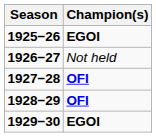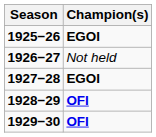(78, 79) OFI -> (83, 79) EGOI
(83, 121) EGOI -> (78, 121) OFI
